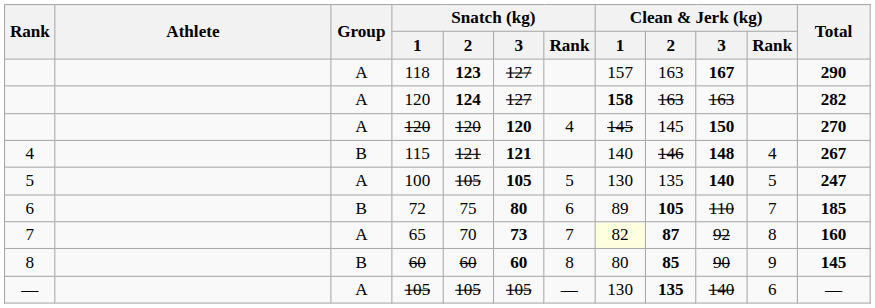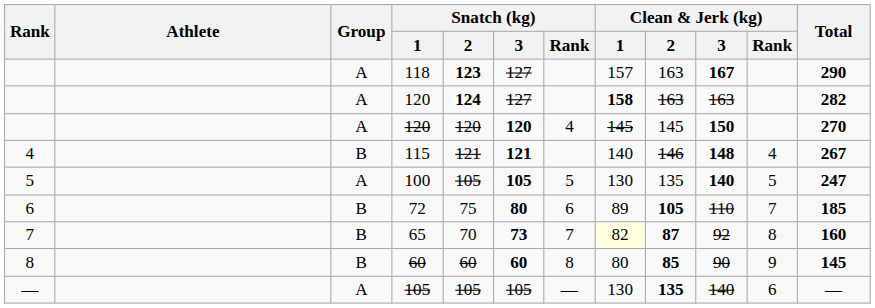(361, 235) A -> (361, 235) B
